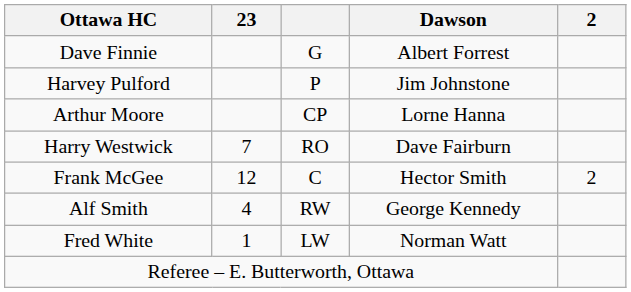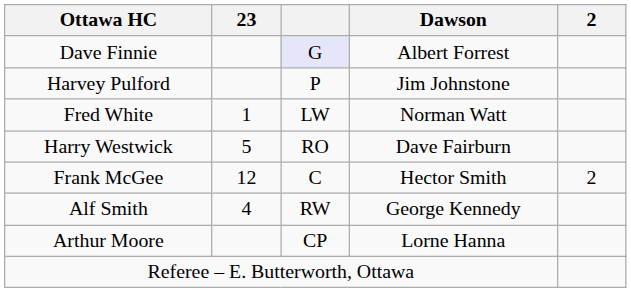(315, 51) no background -> (315, 51) lavender background
rows swapped: (108, 114) <-> (108, 240)
(246, 146) 7 -> (246, 146) 5
